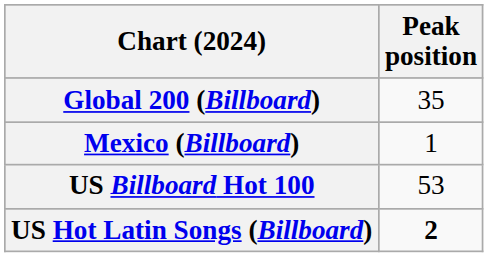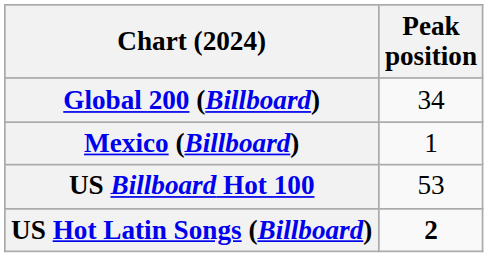(431, 99) 35 -> (431, 99) 34
